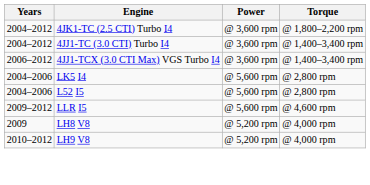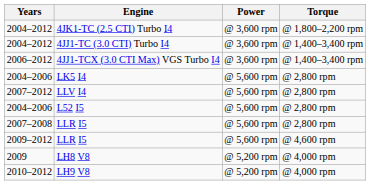+ row: (29, 92)
+ row: (29, 124)
